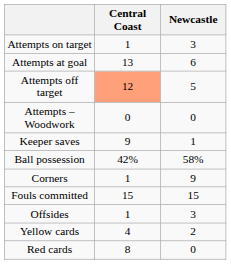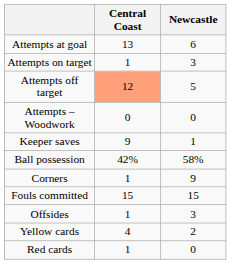rows swapped: (50, 62) <-> (50, 44)
(128, 250) 8 -> (128, 250) 1
